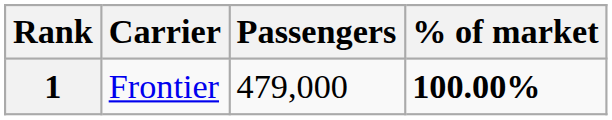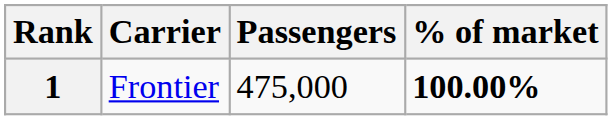(292, 85) 479,000 -> (292, 85) 475,000
